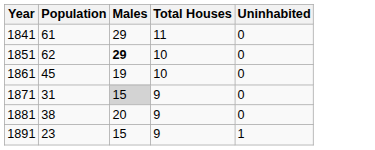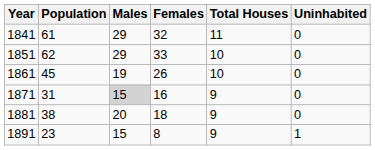+ column: (179, 14)
(119, 54) bold -> (119, 54) normal
